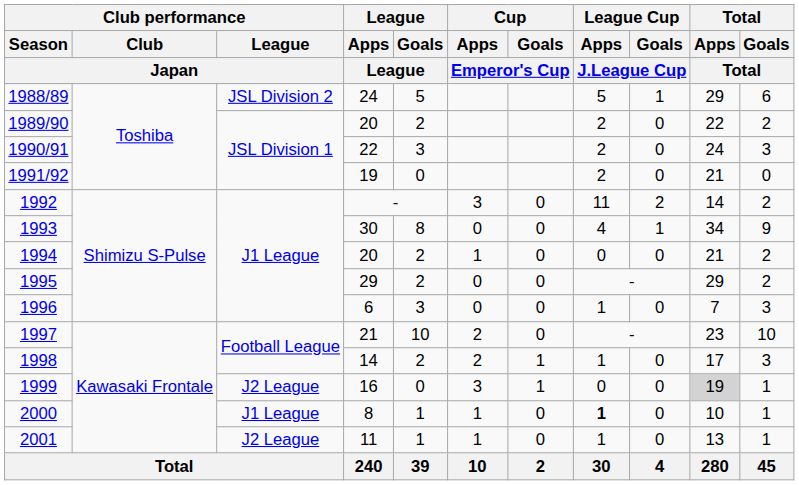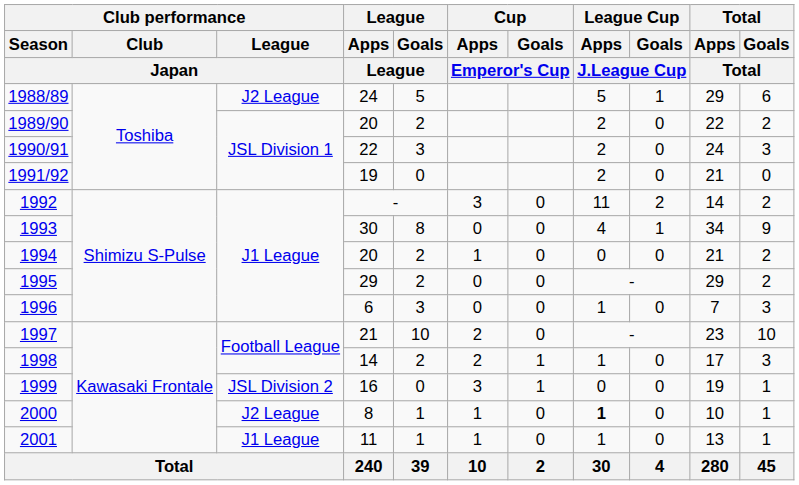(280, 96) JSL Division 2 -> (280, 96) J2 League
(280, 387) J2 League -> (280, 387) JSL Division 2
(715, 387) lightgrey background -> (715, 387) no background
(280, 413) J1 League -> (280, 413) J2 League
(280, 439) J2 League -> (280, 439) J1 League
